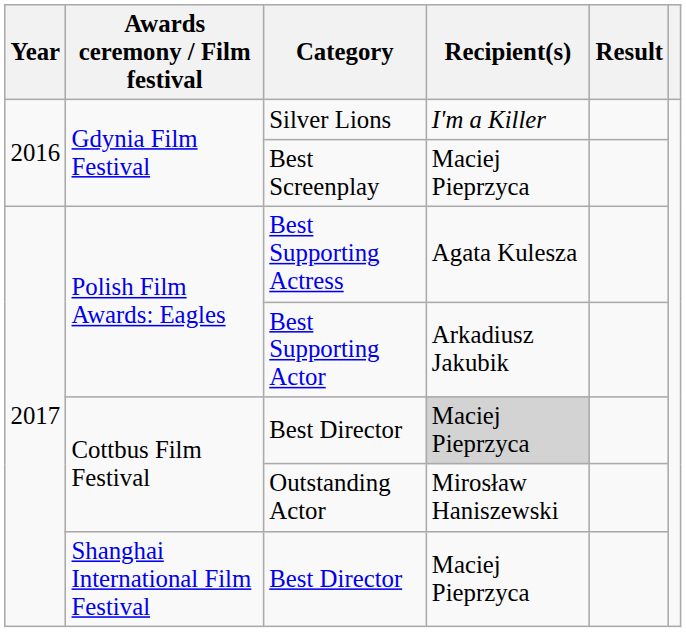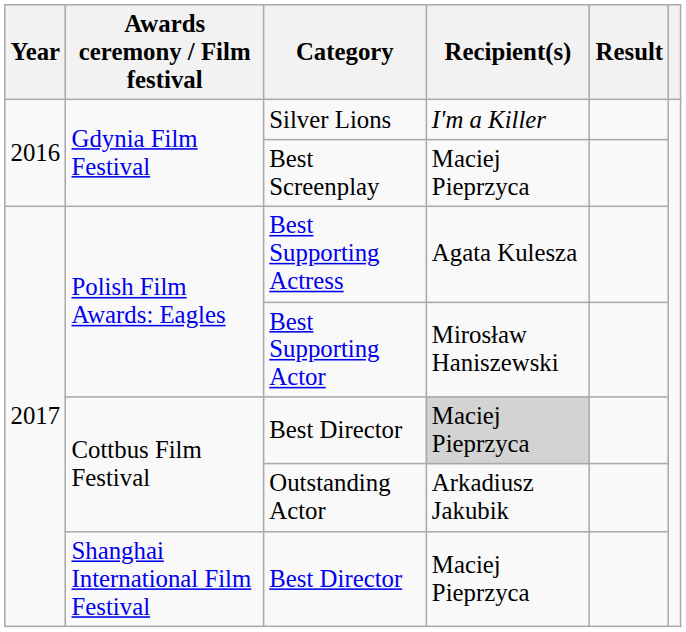(483, 348) Arkadiusz Jakubik -> (495, 348) Mirosław Haniszewski
(495, 497) Mirosław Haniszewski -> (483, 497) Arkadiusz Jakubik
